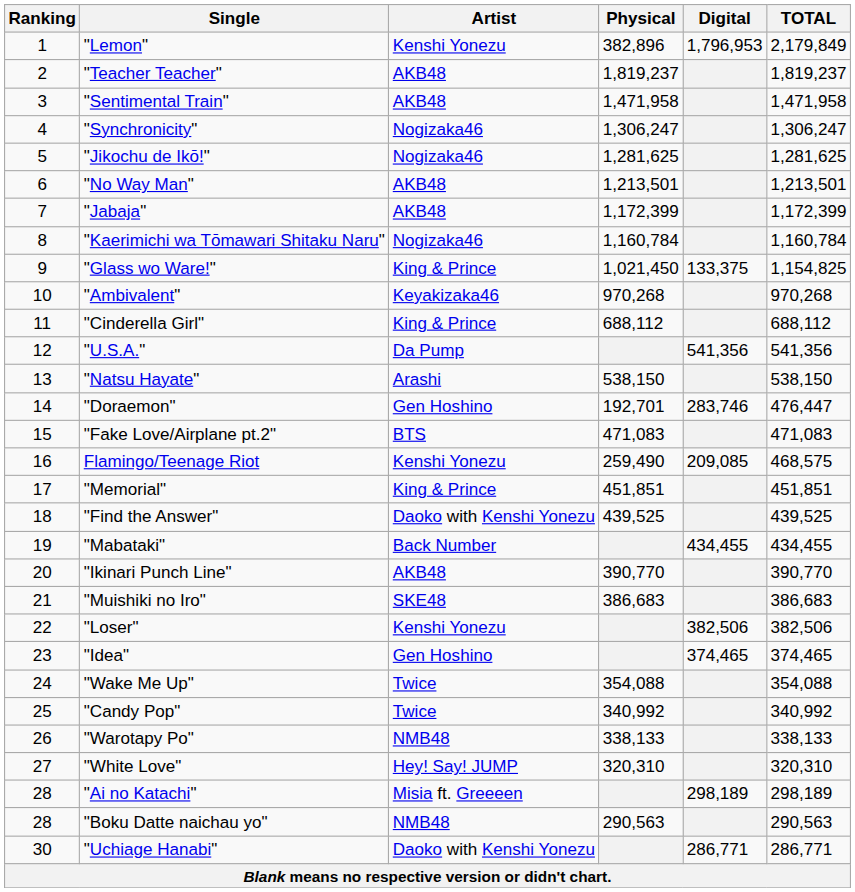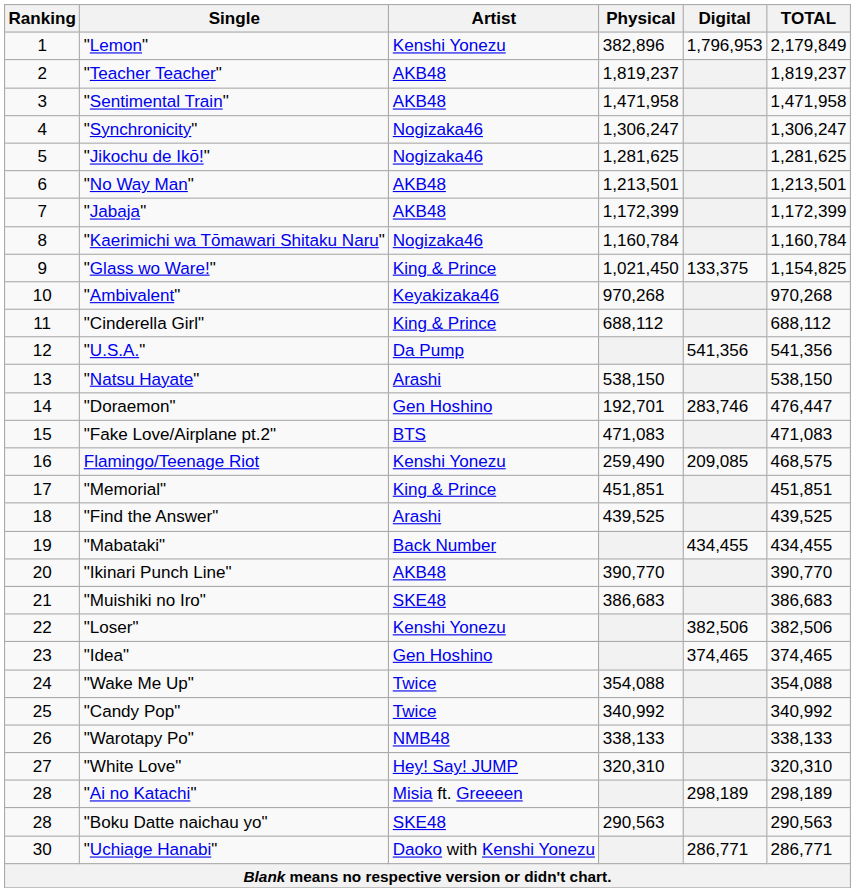(494, 516) Daoko with Kenshi Yonezu -> (417, 516) Arashi
(421, 821) NMB48 -> (419, 821) SKE48
